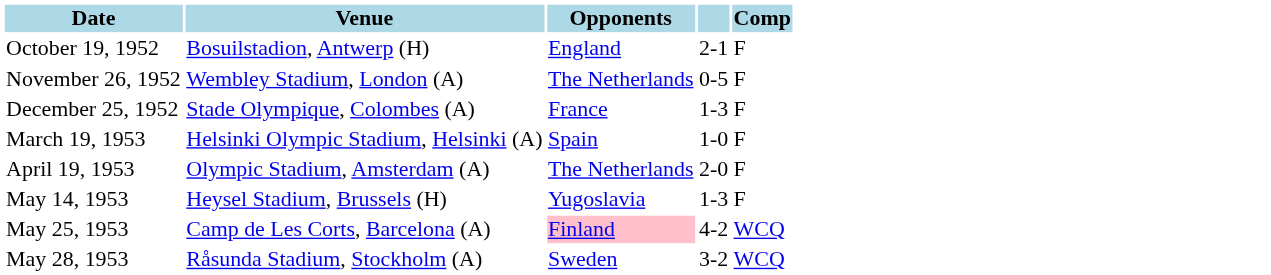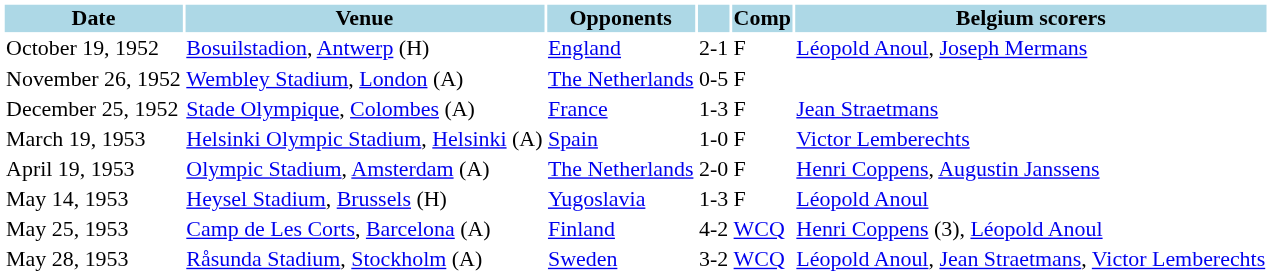+ column: (1031, 18)
(581, 229) pink background -> (581, 229) no background
